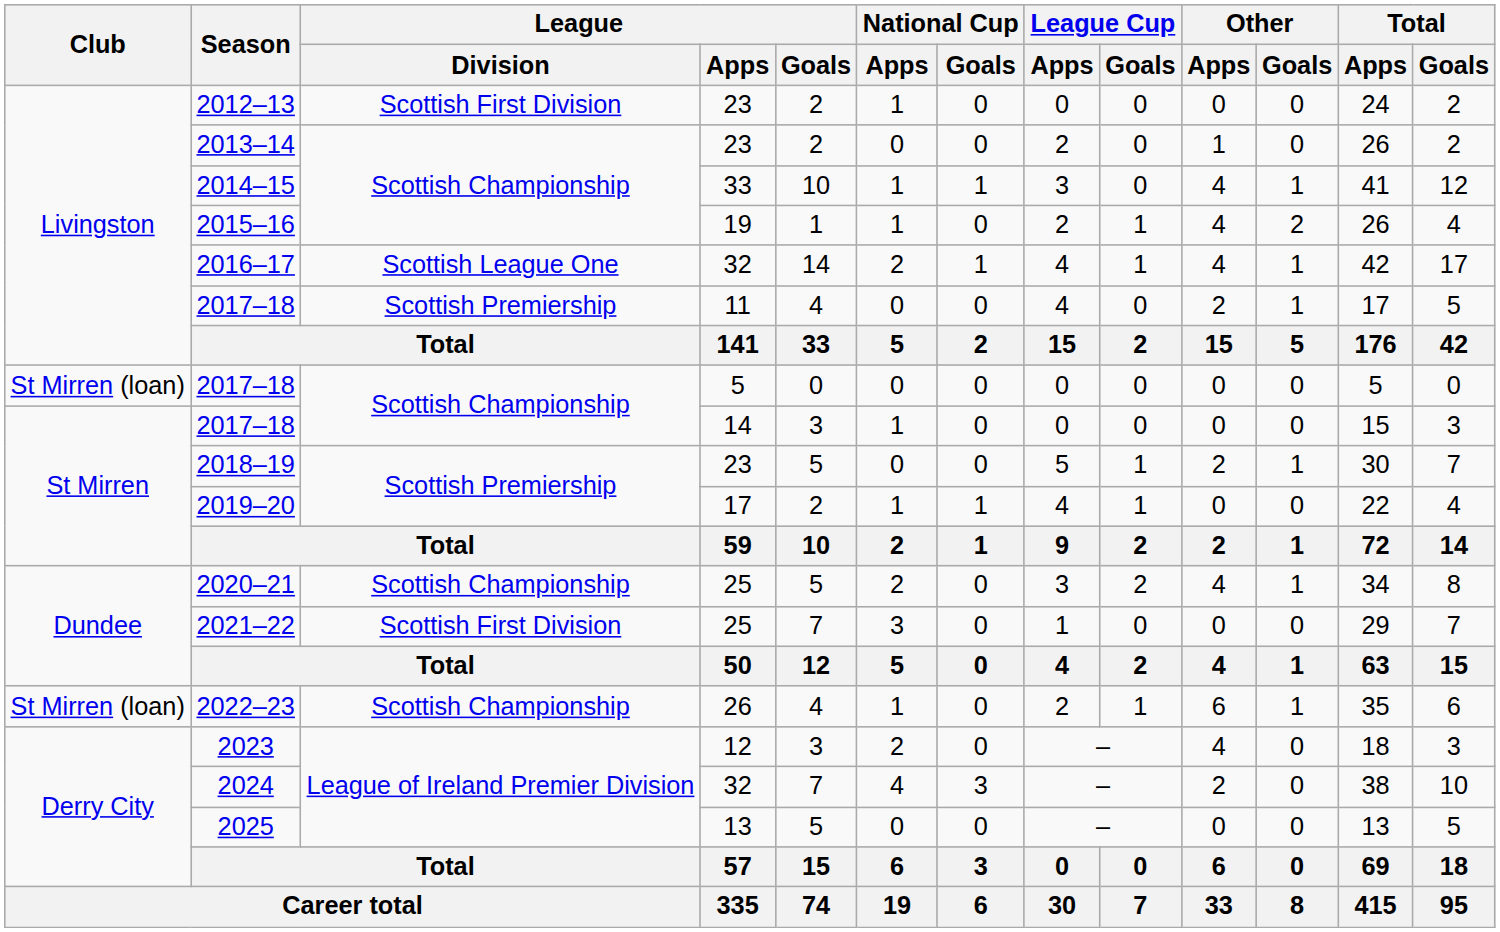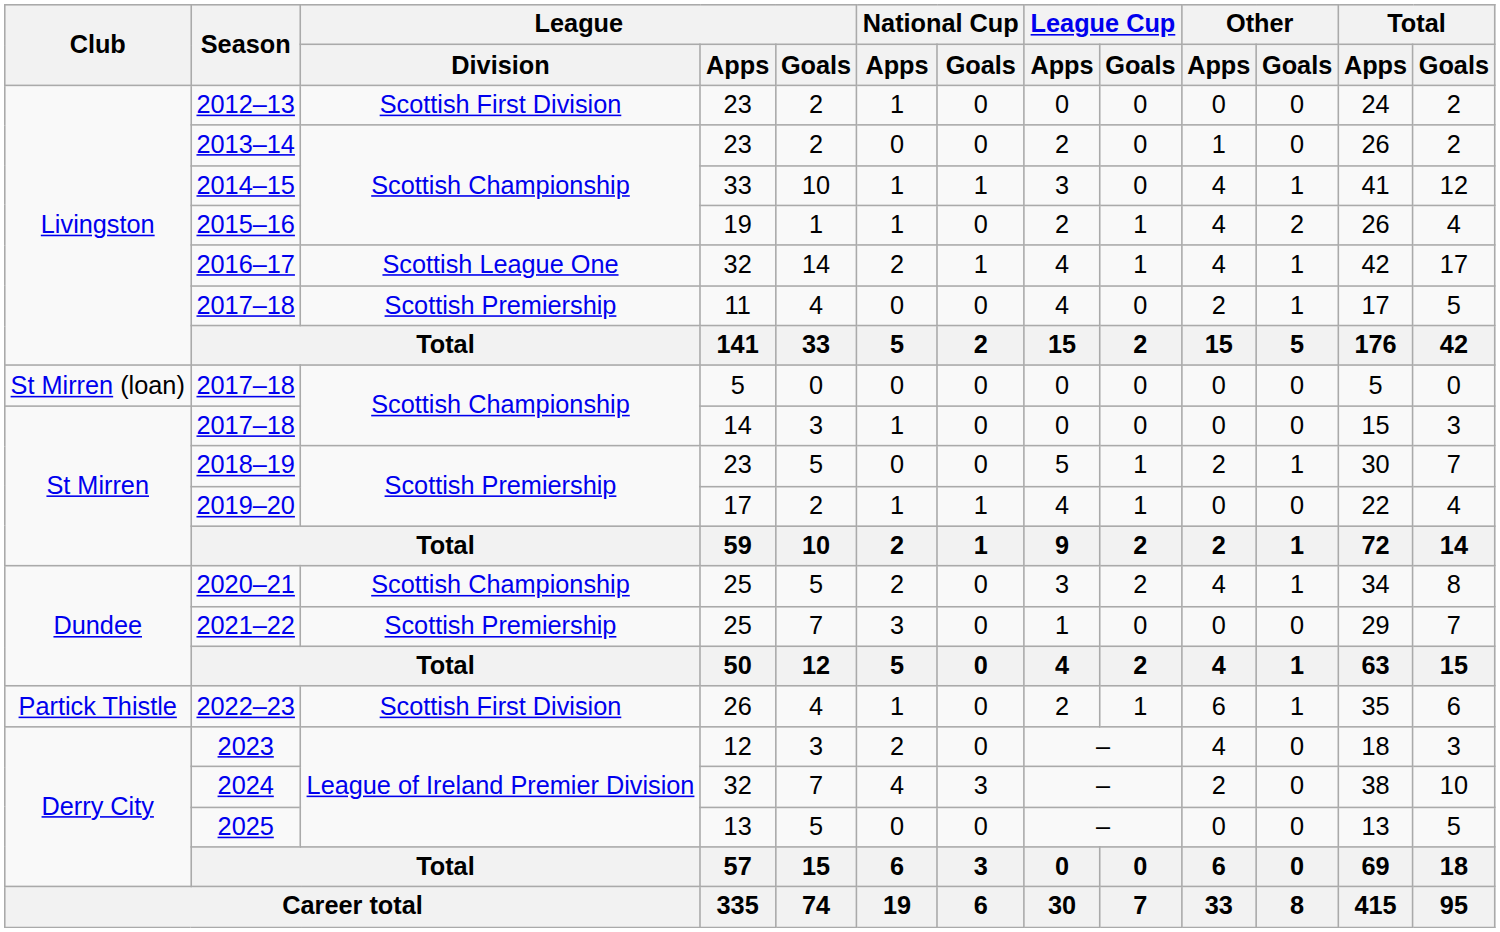(500, 625) Scottish First Division -> (500, 625) Scottish Premiership
(98, 706) St Mirren (loan) -> (98, 706) Partick Thistle
(500, 706) Scottish Championship -> (500, 706) Scottish First Division
